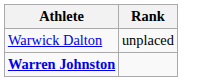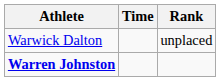+ column: (138, 16)
